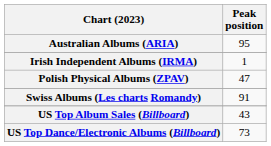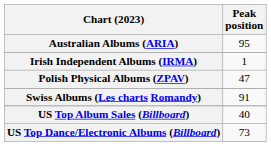(244, 114) 43 -> (244, 114) 40
